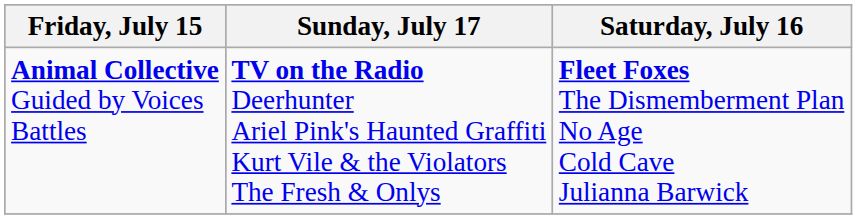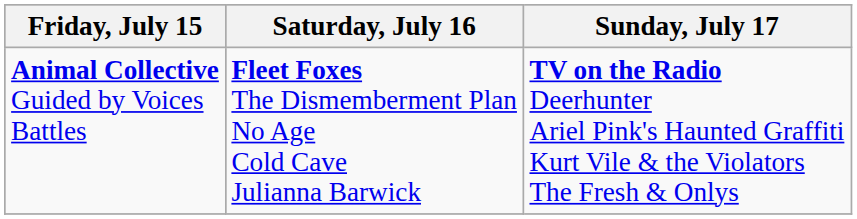columns swapped: (702, 26) <-> (389, 26)
